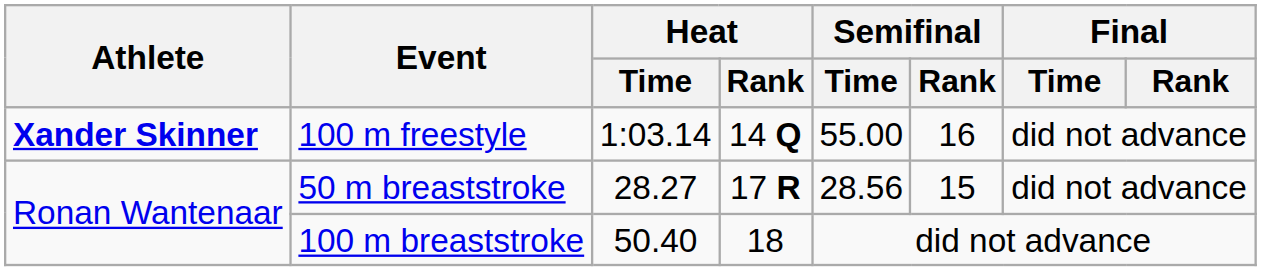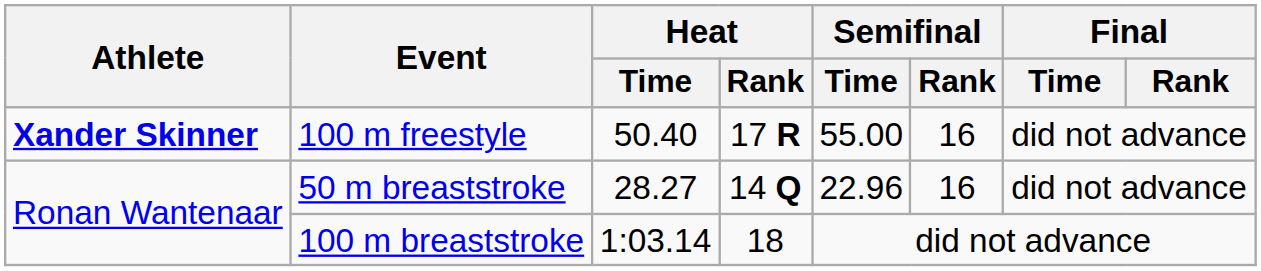(656, 135) 1:03.14 -> (656, 135) 50.40
(765, 135) 14 Q -> (765, 135) 17 R
(765, 187) 17 R -> (765, 187) 14 Q
(861, 187) 28.56 -> (861, 187) 22.96
(957, 187) 15 -> (957, 187) 16
(656, 240) 50.40 -> (656, 240) 1:03.14
